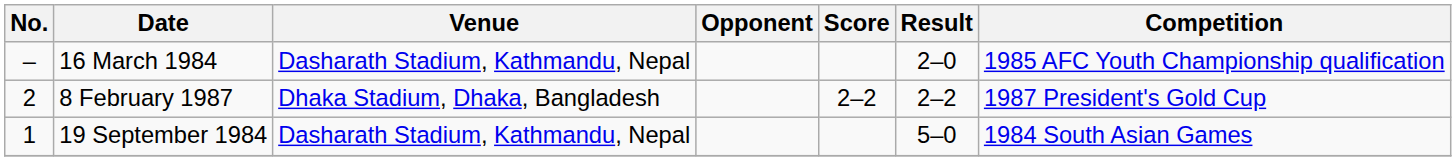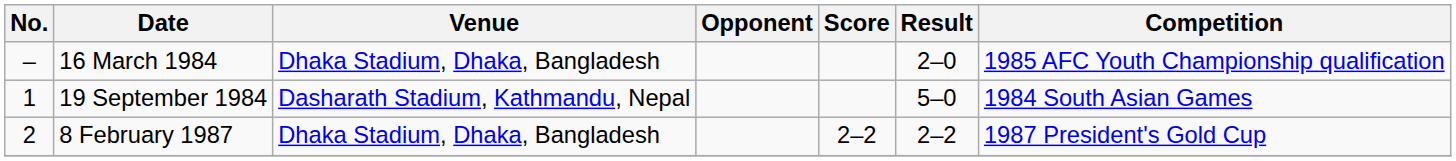(484, 60) Dasharath Stadium, Kathmandu, Nepal -> (469, 60) Dhaka Stadium, Dhaka, Bangladesh
rows swapped: (163, 135) <-> (146, 98)
